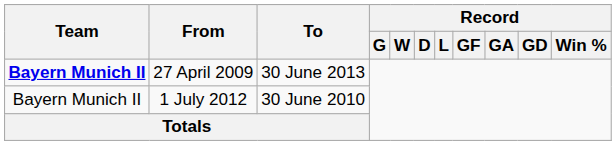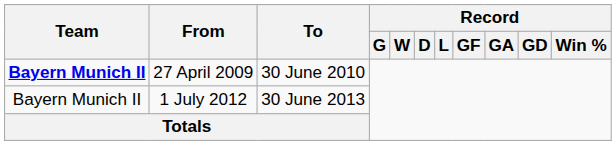(313, 72) 30 June 2013 -> (313, 72) 30 June 2010
(313, 99) 30 June 2010 -> (313, 99) 30 June 2013
